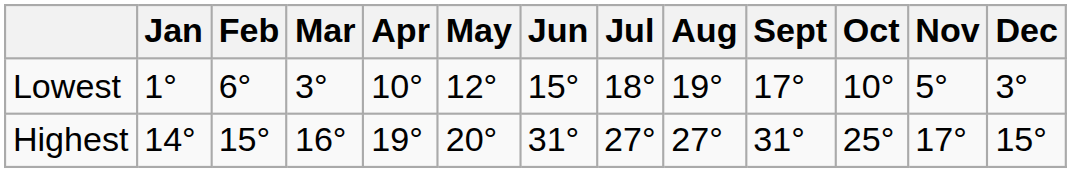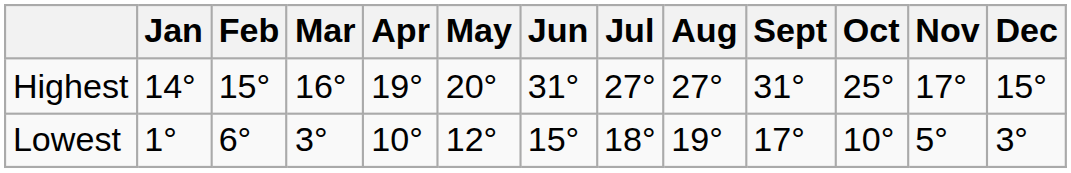rows swapped: (71, 139) <-> (67, 85)
